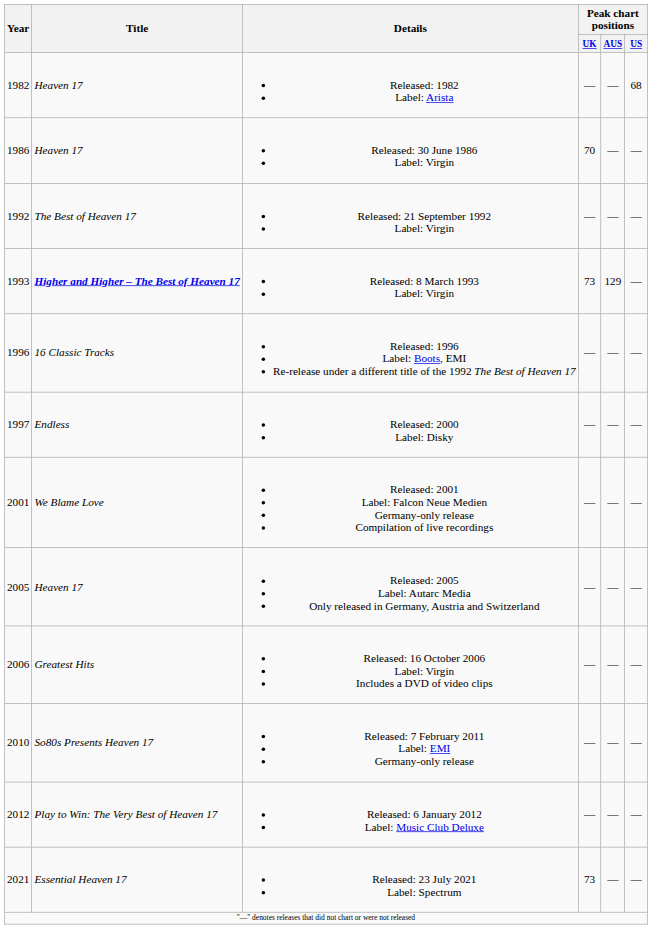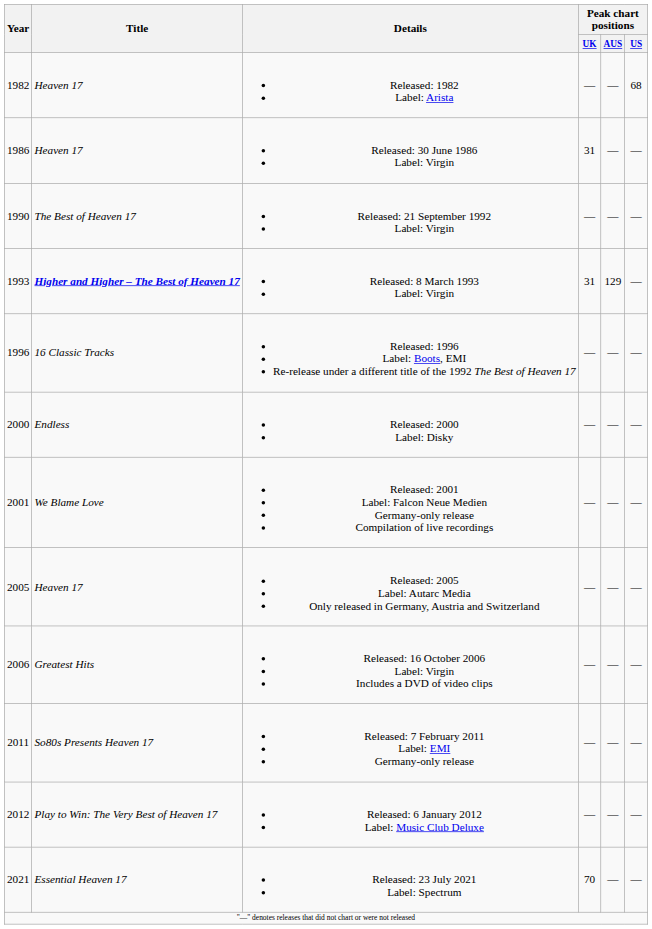(590, 150) 70 -> (590, 150) 31
(18, 216) 1992 -> (18, 216) 1990
(590, 281) 73 -> (590, 281) 31
(18, 424) 1997 -> (18, 424) 2000
(18, 742) 2010 -> (18, 742) 2011
(590, 879) 73 -> (590, 879) 70
